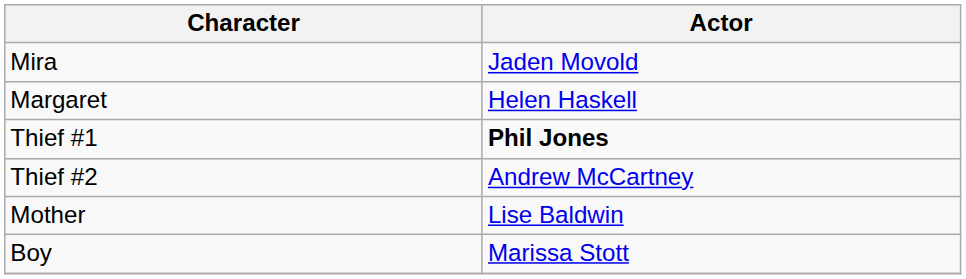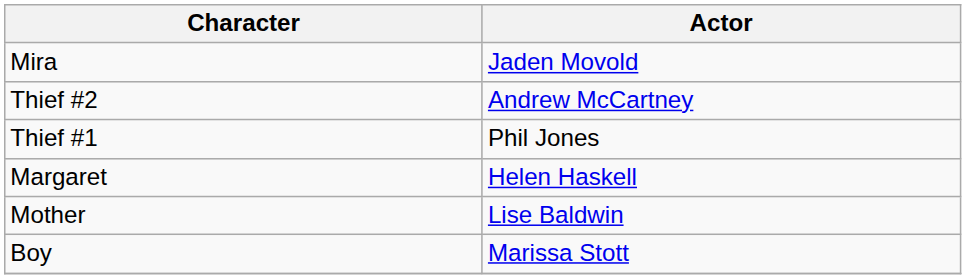rows swapped: (59, 100) <-> (54, 176)
(548, 138) bold -> (544, 138) normal
